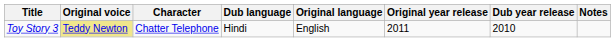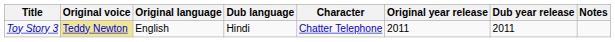columns swapped: (177, 12) <-> (339, 12)
(504, 28) 2010 -> (504, 28) 2011
